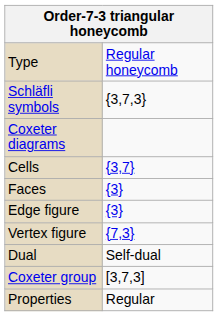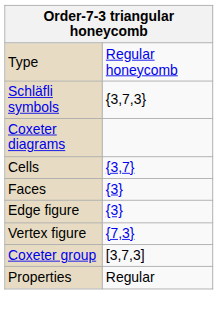- row: (22, 255)
